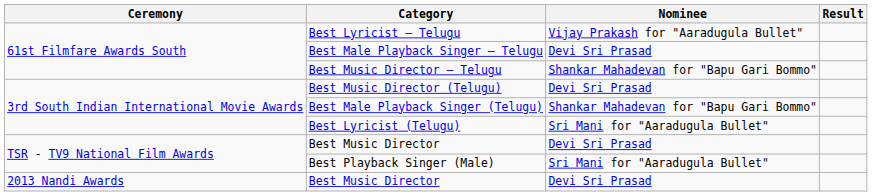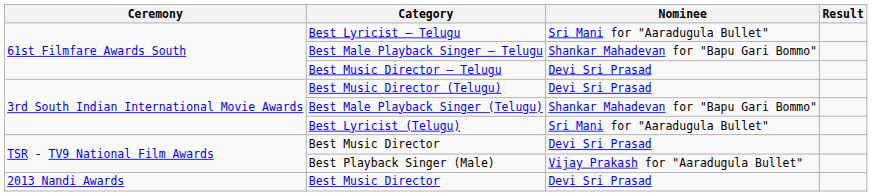(676, 32) Vijay Prakash for "Aaradugula Bullet" -> (659, 32) Sri Mani for "Aaradugula Bullet"
(600, 51) Devi Sri Prasad -> (683, 51) Shankar Mahadevan for "Bapu Gari Bommo"
(683, 70) Shankar Mahadevan for "Bapu Gari Bommo" -> (600, 70) Devi Sri Prasad
(659, 163) Sri Mani for "Aaradugula Bullet" -> (676, 163) Vijay Prakash for "Aaradugula Bullet"
